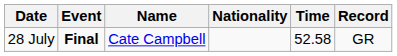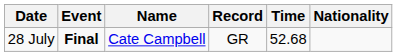columns swapped: (250, 16) <-> (363, 16)
(313, 39) 52.58 -> (288, 39) 52.68
